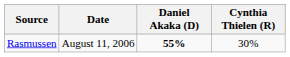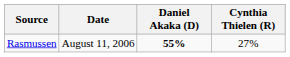(248, 43) 30% -> (248, 43) 27%
